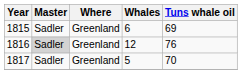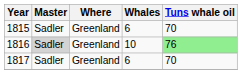(171, 28) 69 -> (171, 28) 70
(130, 45) 12 -> (130, 45) 10
(171, 45) no background -> (171, 45) lightgreen background
(127, 61) 5 -> (127, 61) 6
